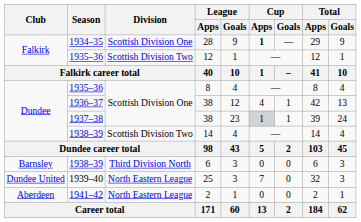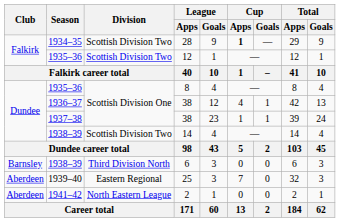(150, 42) Scottish Division One -> (129, 42) Scottish Division Two
(262, 118) lightgrey background -> (241, 118) no background
(36, 179) Dundee United -> (25, 179) Aberdeen
(150, 179) North Eastern League -> (129, 179) Eastern Regional
